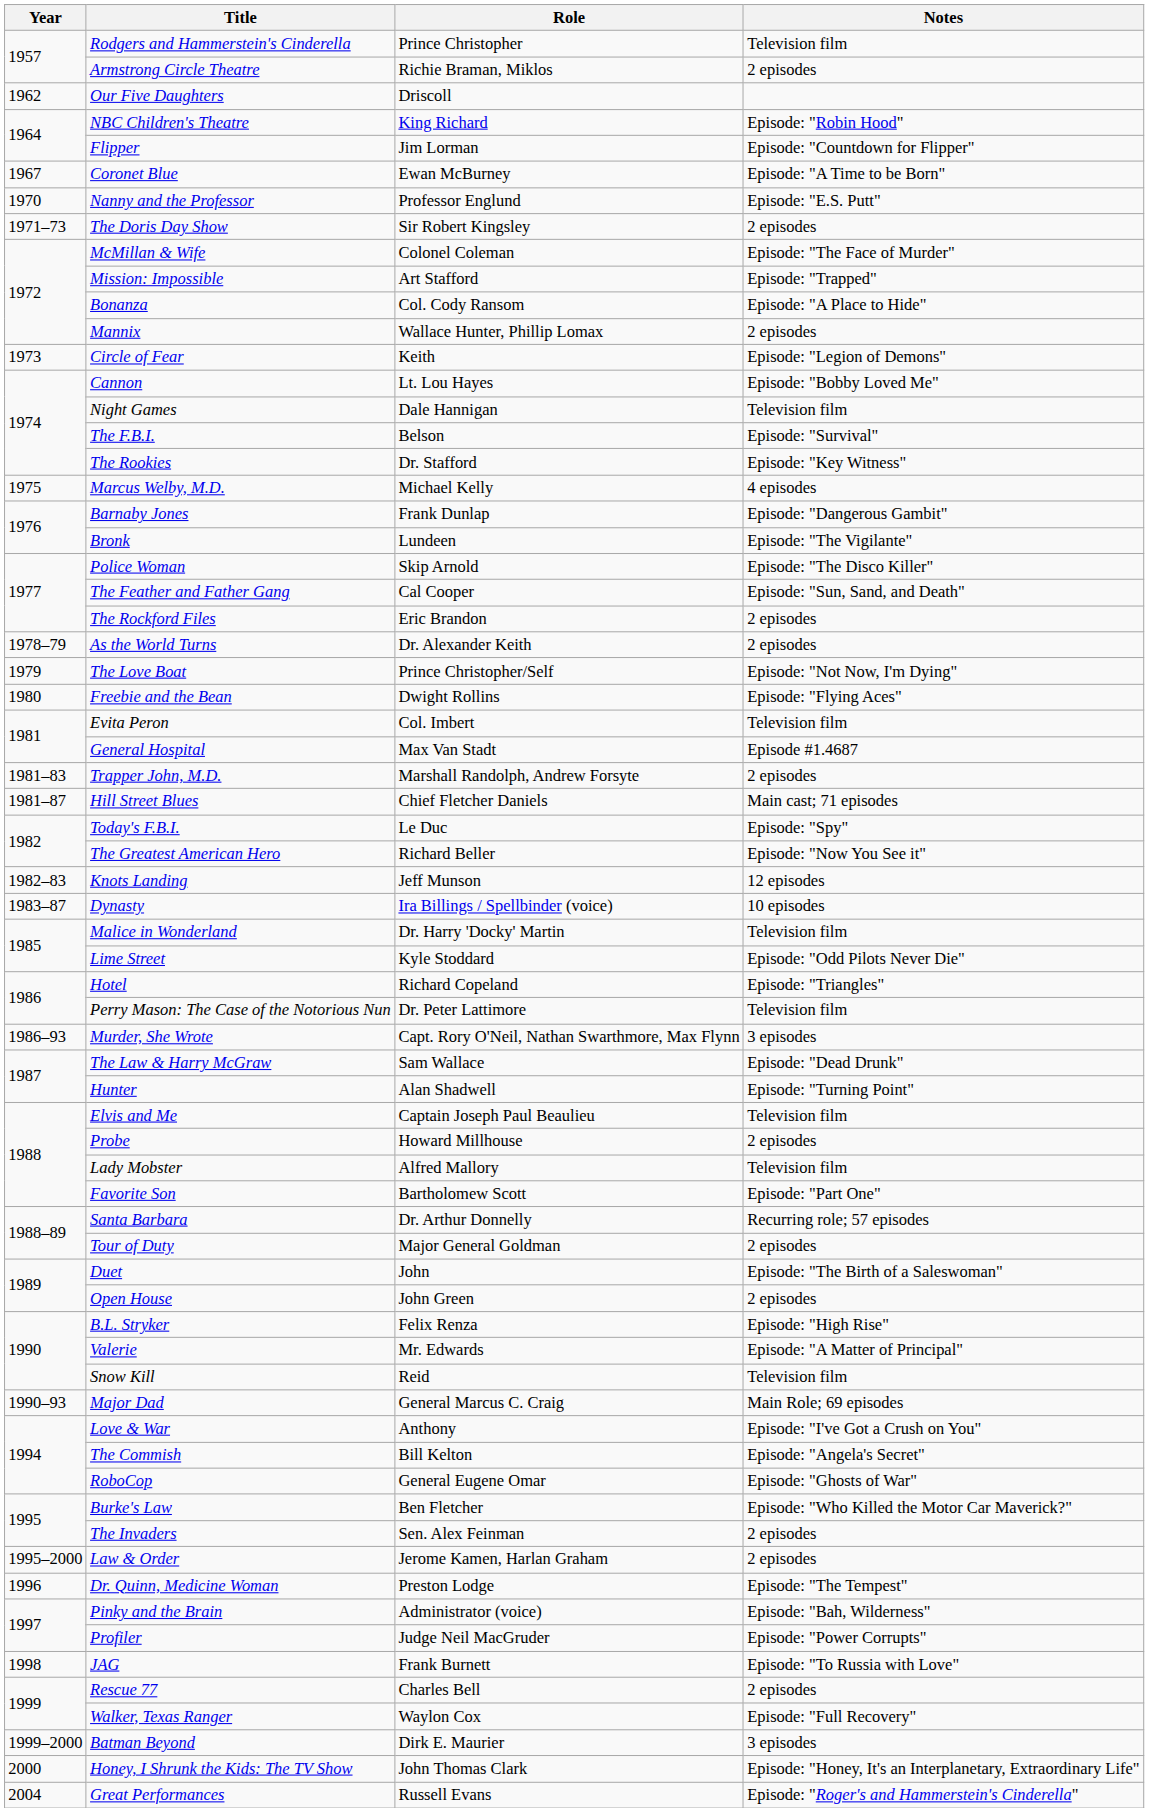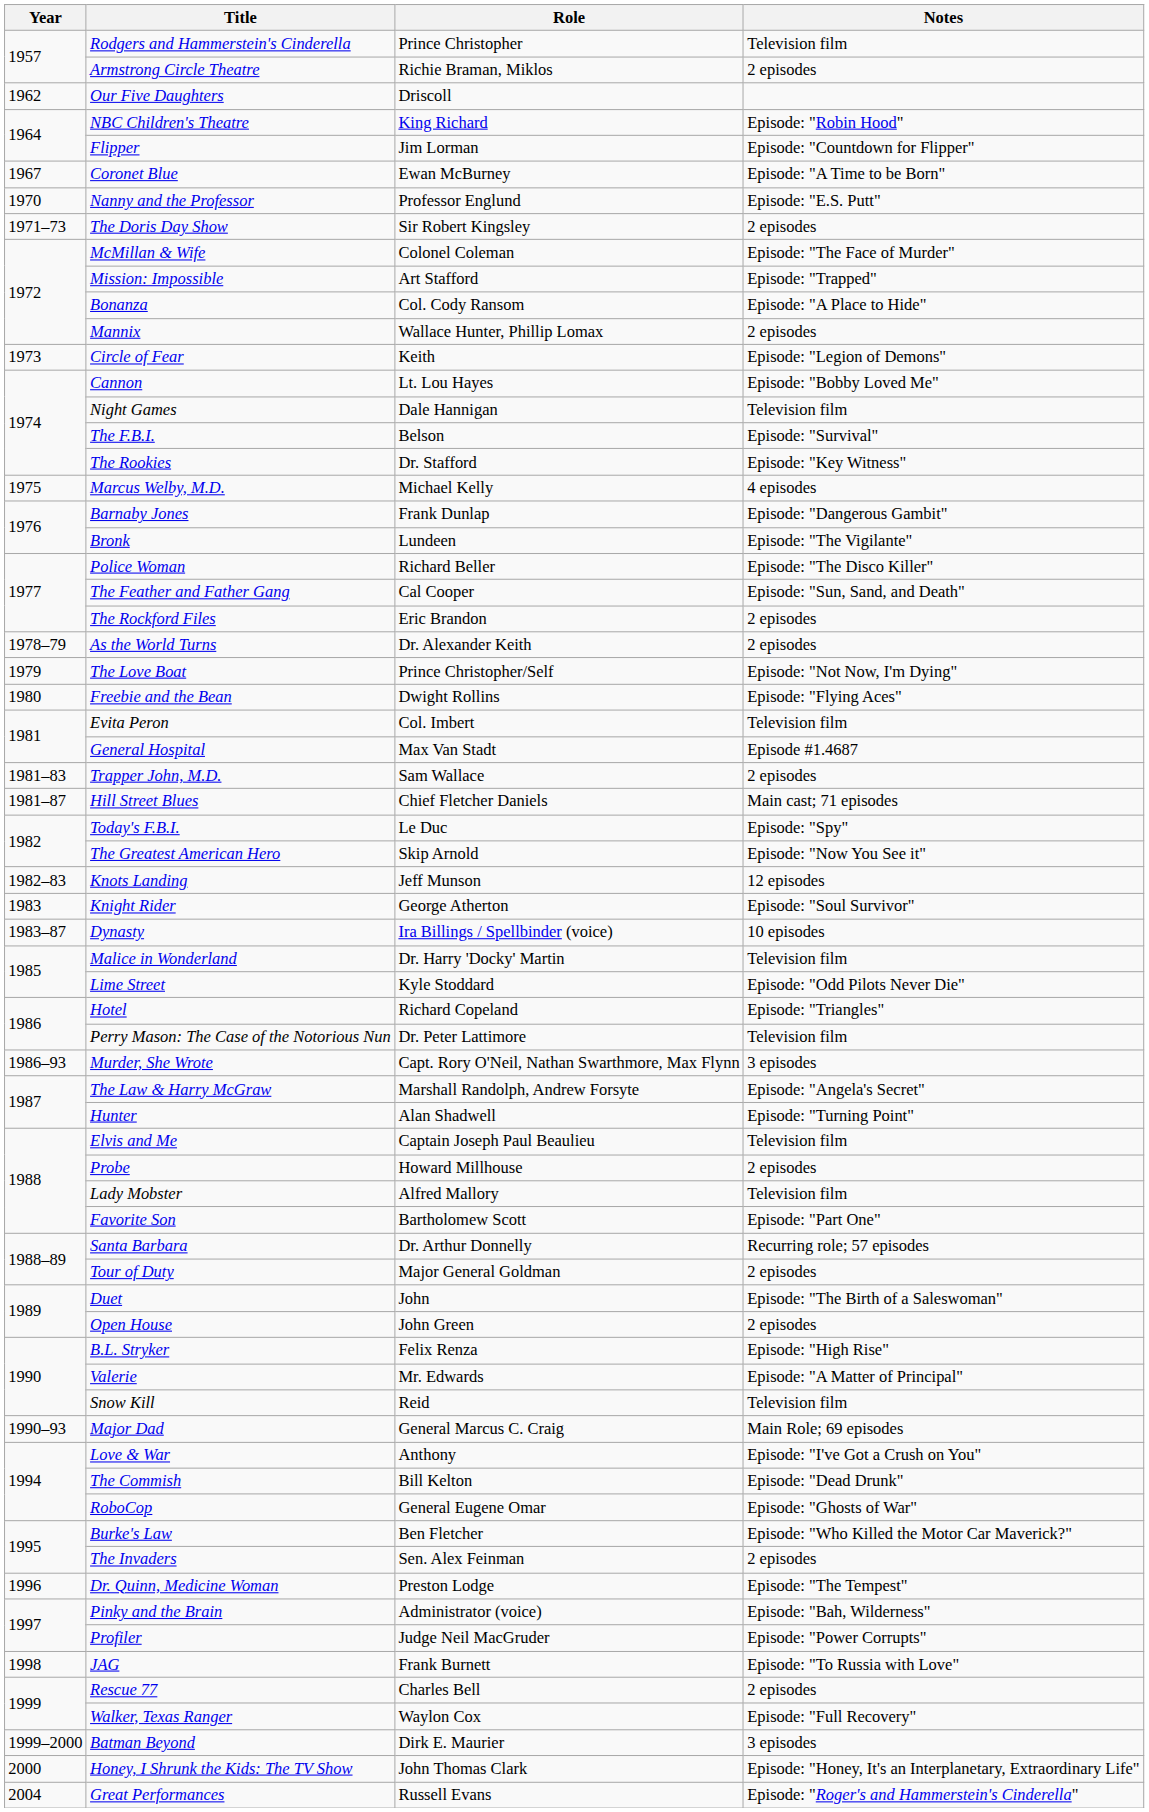(438, 566) Skip Arnold -> (447, 566) Richard Beller
(519, 775) Marshall Randolph, Andrew Forsyte -> (441, 775) Sam Wallace
(447, 853) Richard Beller -> (438, 853) Skip Arnold
+ row: (133, 906)
(441, 1063) Sam Wallace -> (519, 1089) Marshall Randolph, Andrew Forsyte
(825, 1063) Episode: "Dead Drunk" -> (836, 1089) Episode: "Angela's Secret"
(836, 1455) Episode: "Angela's Secret" -> (825, 1481) Episode: "Dead Drunk"
- row: (135, 1559)
